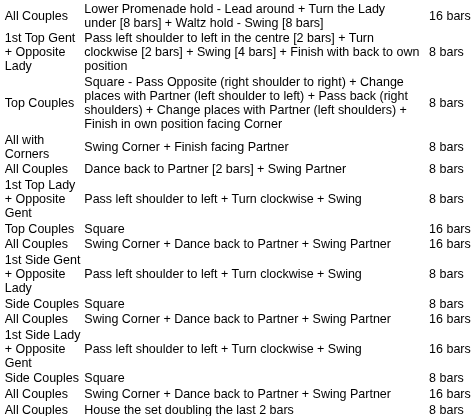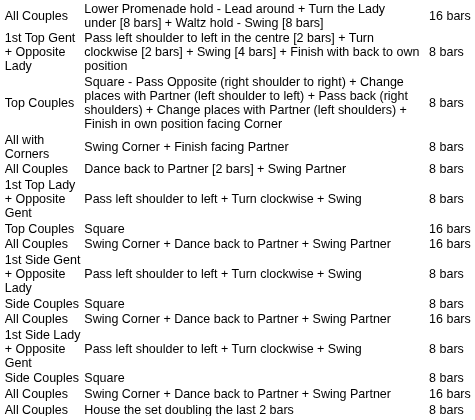(450, 348) 16 bars -> (446, 348) 8 bars
